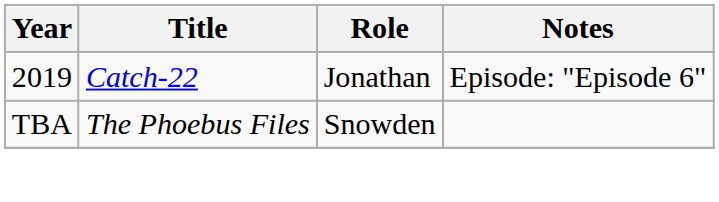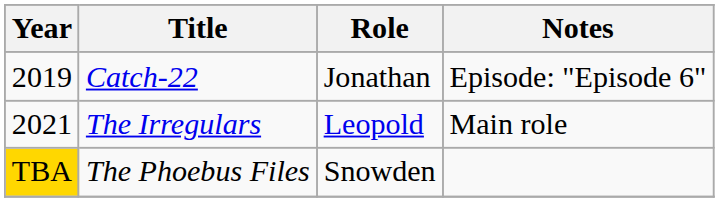+ row: (173, 123)
(42, 123) no background -> (42, 171) gold background
